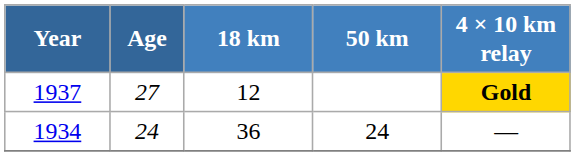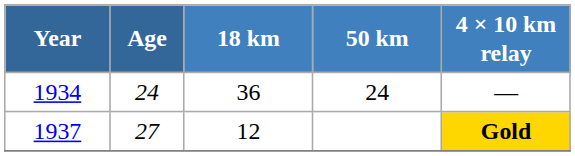rows swapped: (57, 131) <-> (57, 91)
